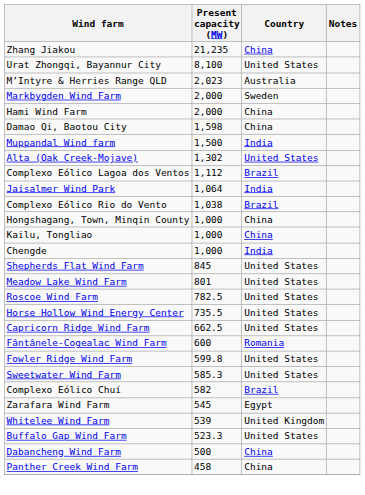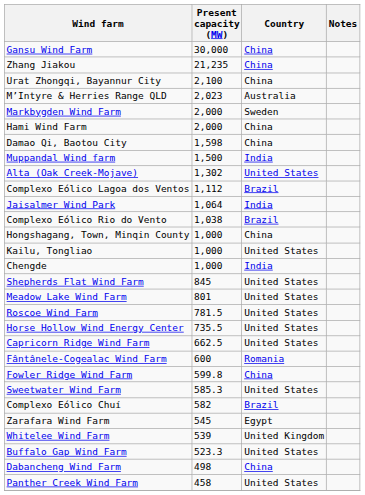+ row: (49, 49)
(208, 65) 8,100 -> (208, 80) 2,100
(281, 65) United States -> (258, 80) China
(258, 235) China -> (281, 251) United States
(208, 297) 782.5 -> (208, 312) 781.5
(281, 359) United States -> (258, 374) China
(203, 452) 500 -> (203, 467) 498
(258, 467) China -> (281, 483) United States
